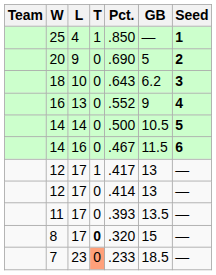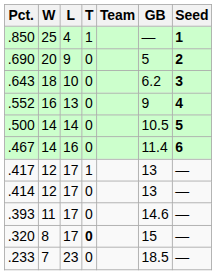columns swapped: (25, 15) <-> (122, 15)
(155, 147) 11.5 -> (155, 147) 11.4
(155, 214) 13.5 -> (155, 214) 14.6
(97, 258) lightsalmon background -> (89, 258) no background
